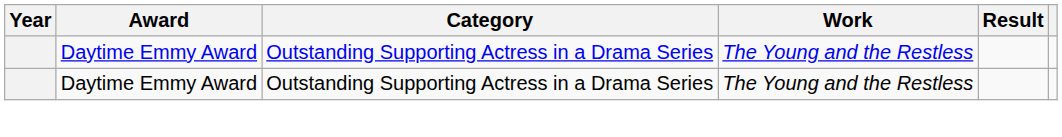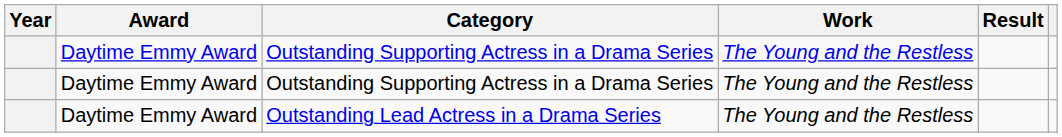+ row: (30, 116)
